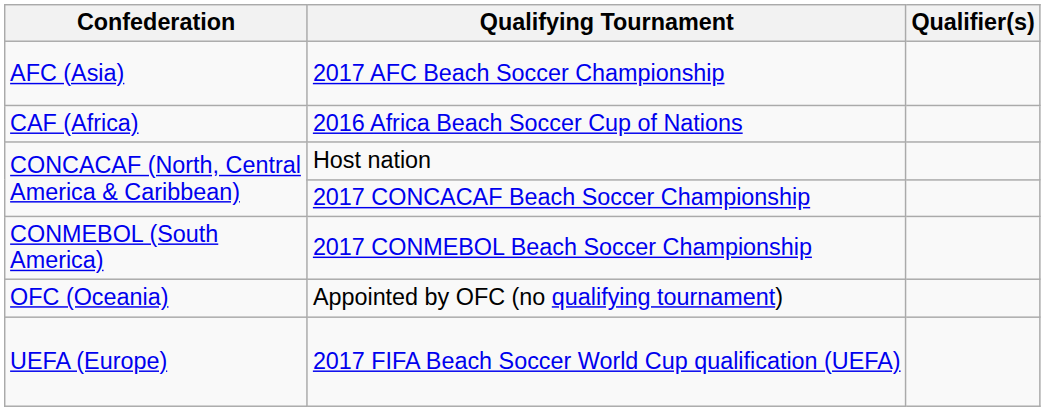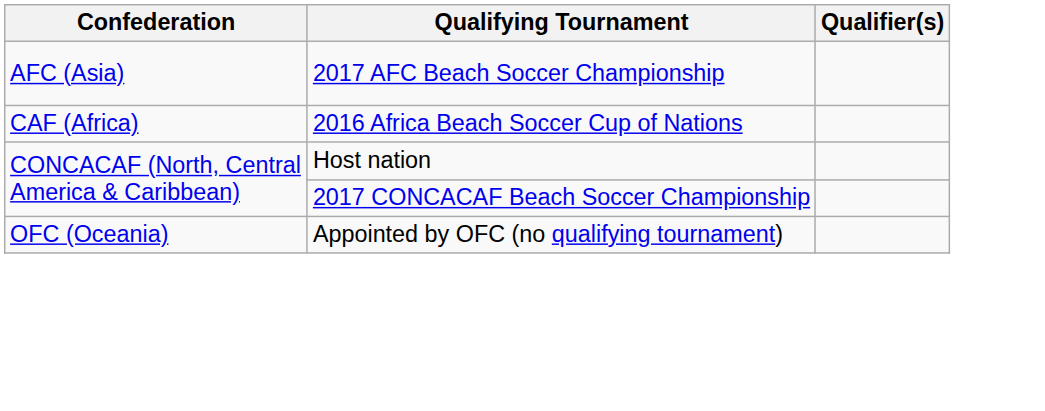- row: (562, 247)
- row: (607, 361)
